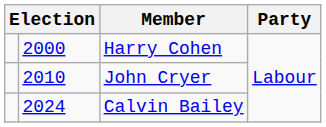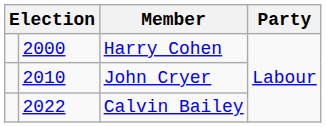(44, 107) 2024 -> (44, 107) 2022
